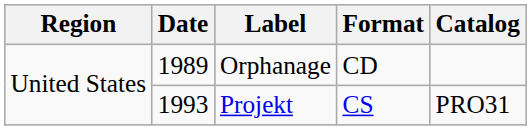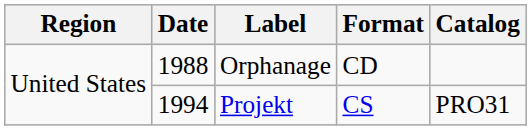(183, 64) 1989 -> (183, 64) 1988
(183, 104) 1993 -> (183, 104) 1994
